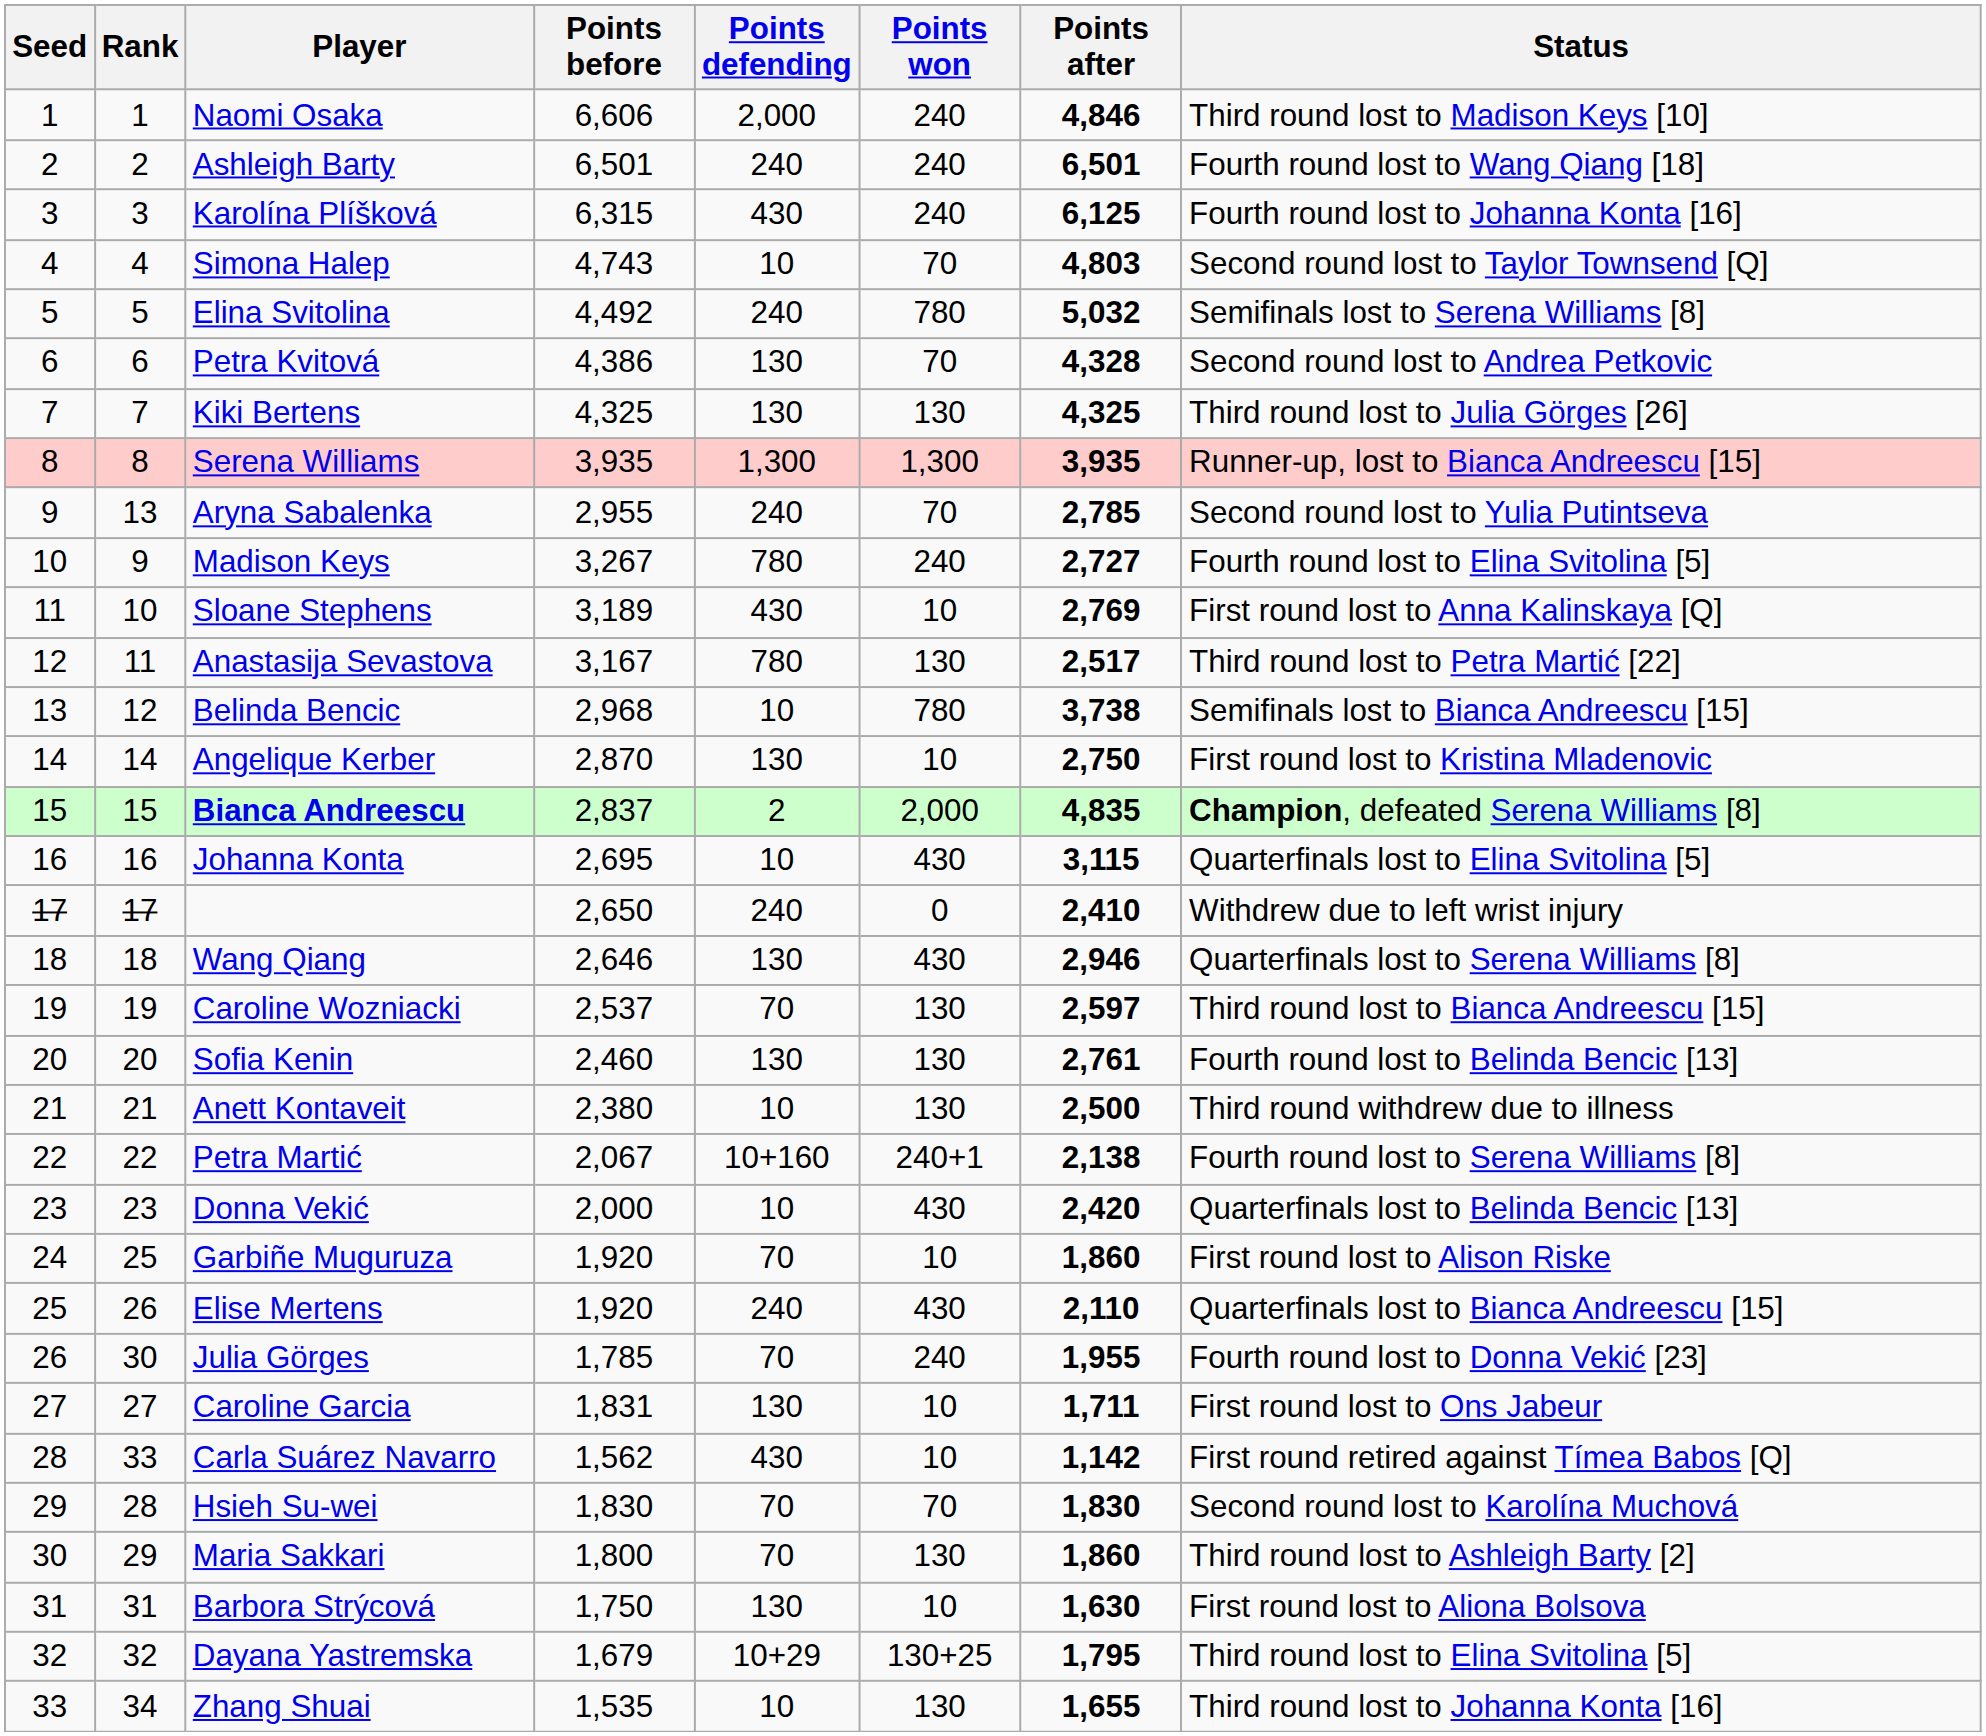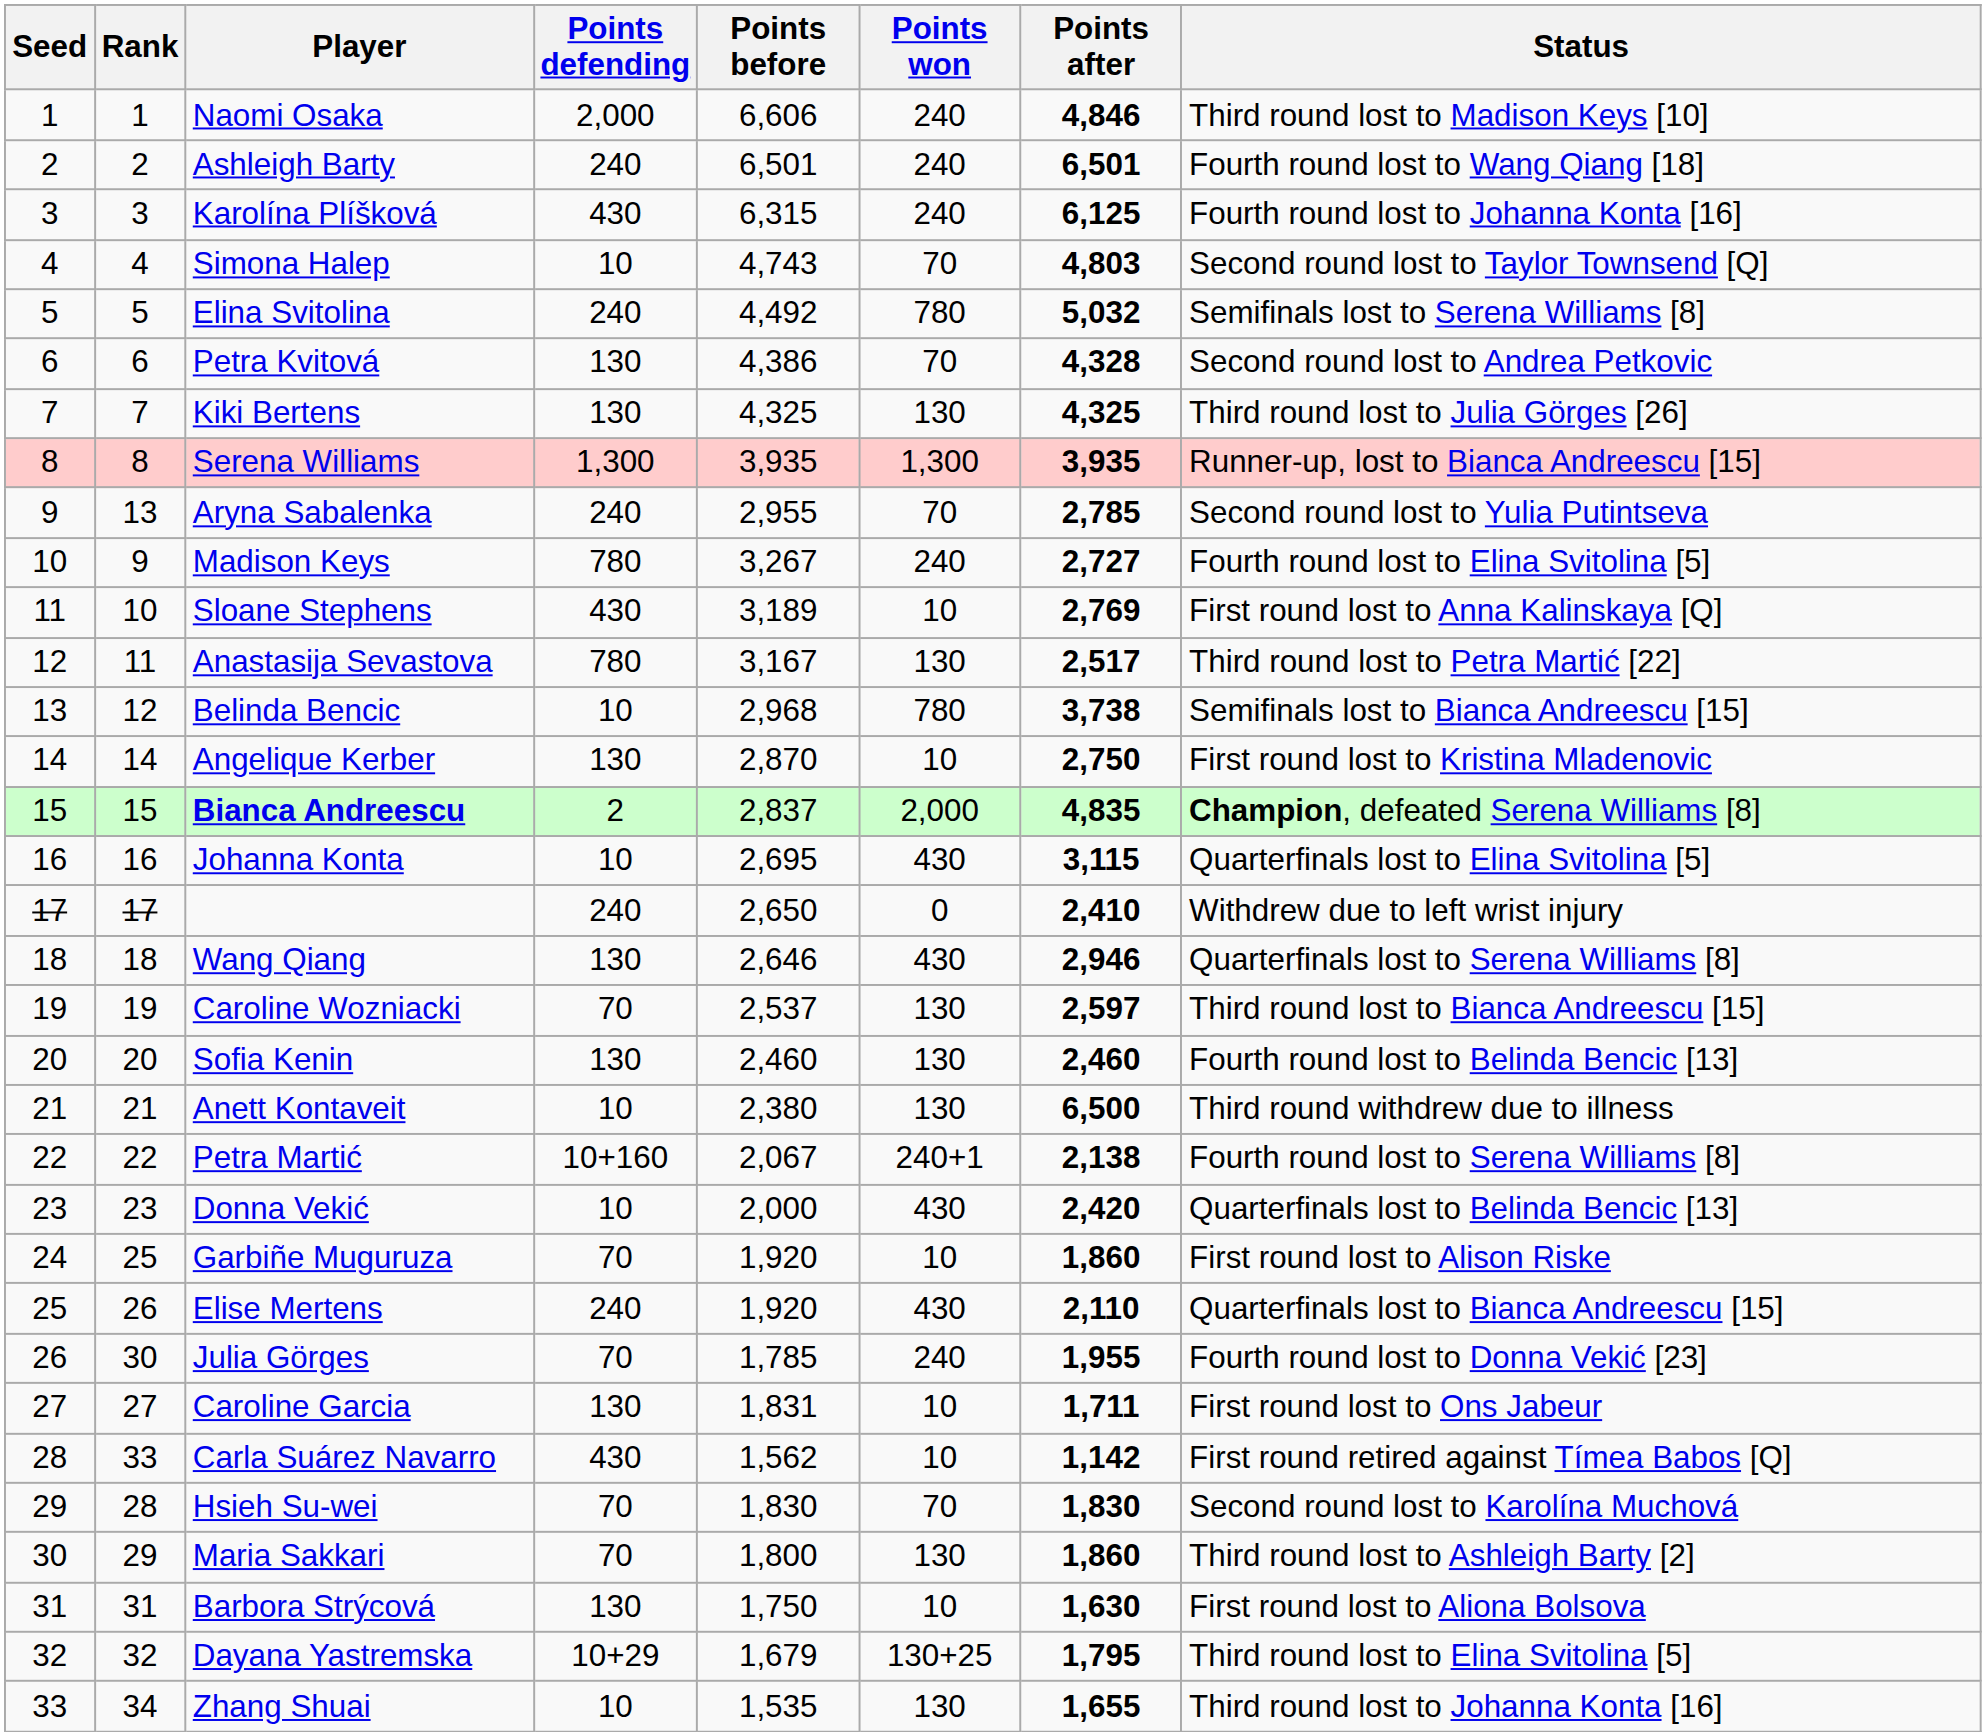columns swapped: (614, 47) <-> (777, 47)
(1101, 1059) 2,761 -> (1101, 1059) 2,460
(1101, 1109) 2,500 -> (1101, 1109) 6,500
